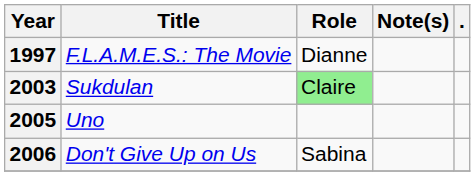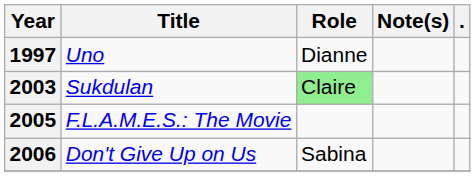(179, 54) F.L.A.M.E.S.: The Movie -> (85, 54) Uno
(85, 120) Uno -> (179, 120) F.L.A.M.E.S.: The Movie
